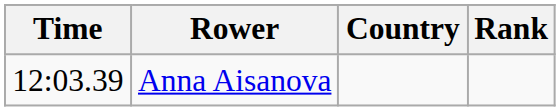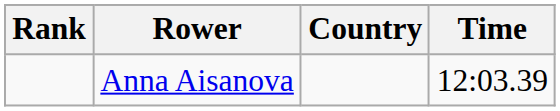columns swapped: (511, 29) <-> (68, 29)
